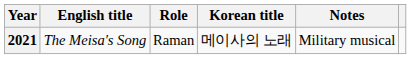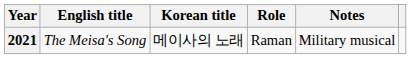columns swapped: (246, 16) <-> (174, 16)
